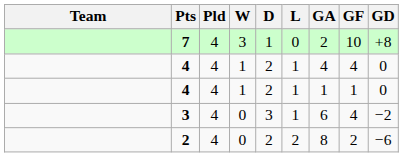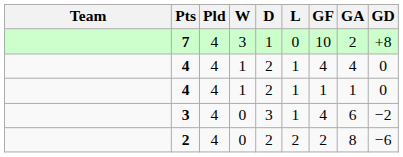columns swapped: (354, 16) <-> (324, 16)
